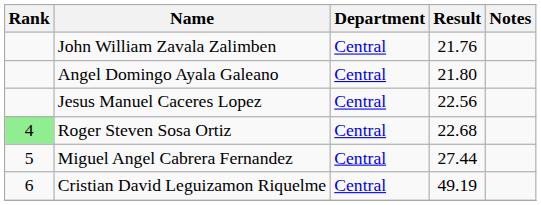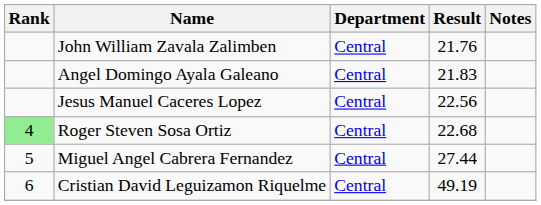(457, 74) 21.80 -> (457, 74) 21.83
